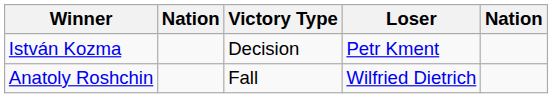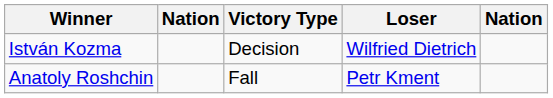(393, 48) Petr Kment -> (411, 48) Wilfried Dietrich
(411, 78) Wilfried Dietrich -> (393, 78) Petr Kment
